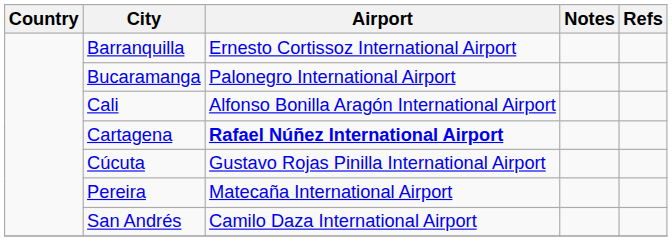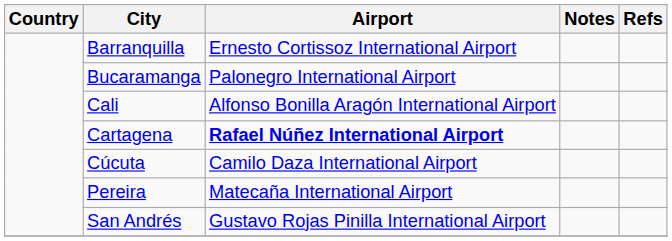(377, 163) Gustavo Rojas Pinilla International Airport -> (343, 163) Camilo Daza International Airport
(343, 221) Camilo Daza International Airport -> (377, 221) Gustavo Rojas Pinilla International Airport
